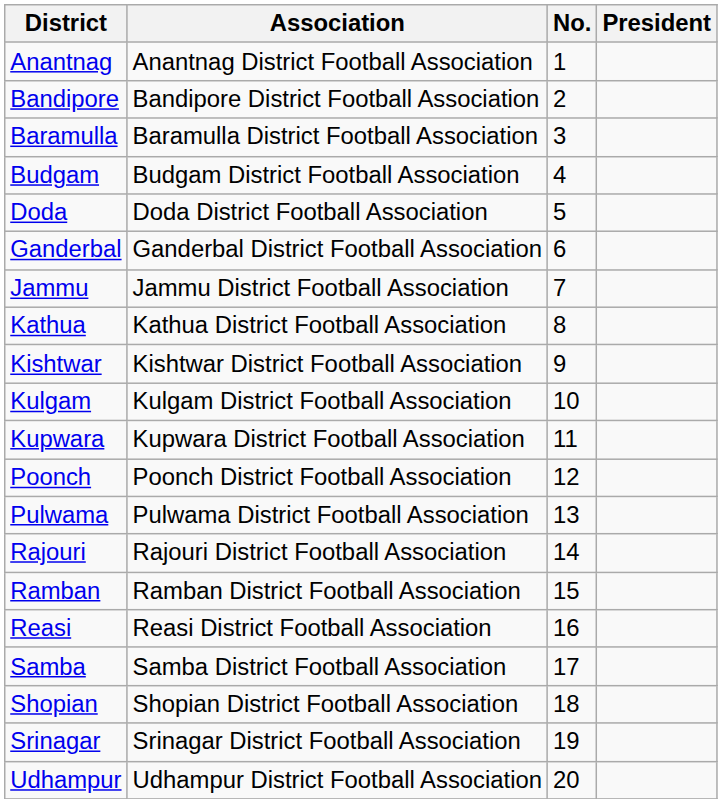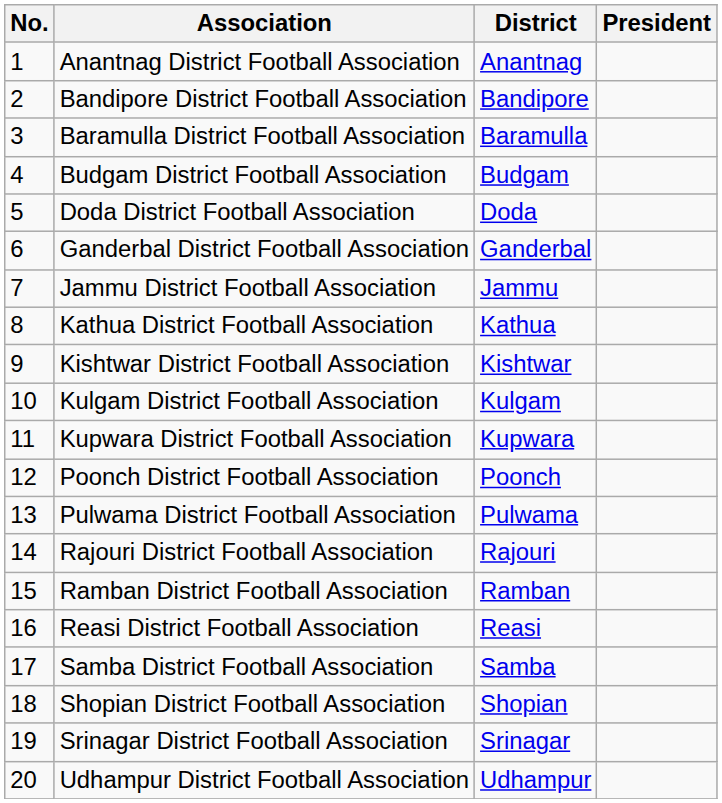columns swapped: (572, 23) <-> (66, 23)
